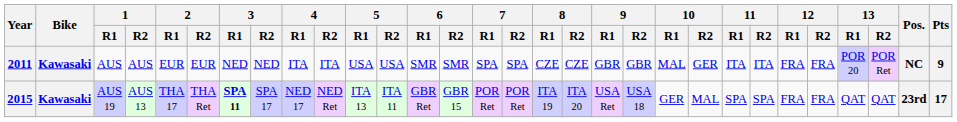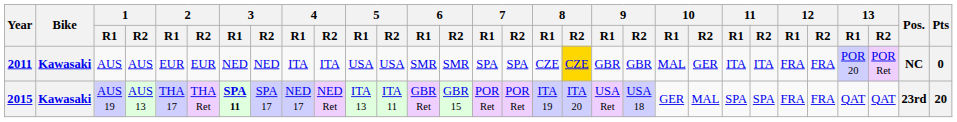(577, 63) no background -> (577, 63) gold background
(941, 63) 9 -> (941, 63) 0
(941, 99) 17 -> (941, 99) 20
